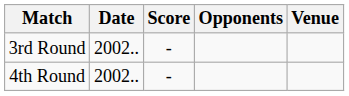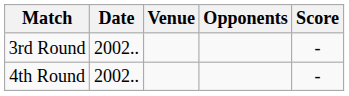columns swapped: (315, 18) <-> (169, 18)
